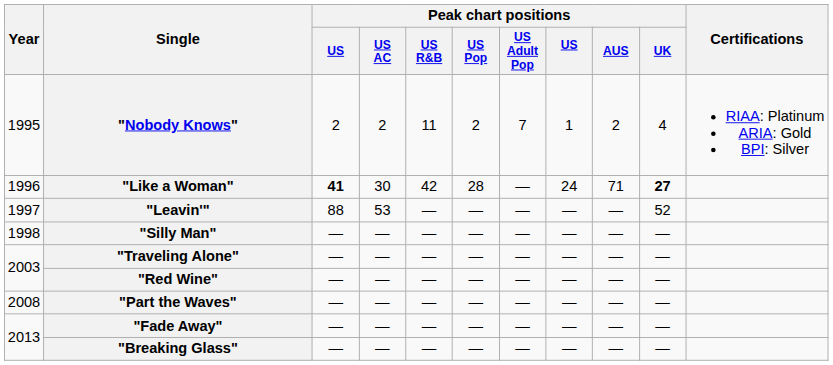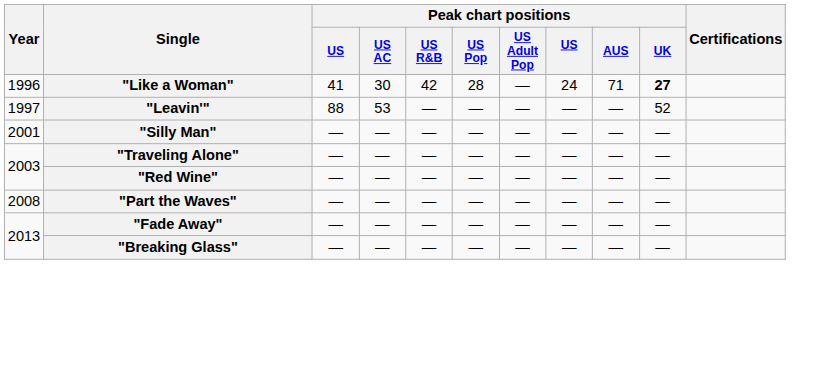- row: (178, 124)
(336, 187) bold -> (336, 85) normal
(24, 233) 1998 -> (24, 132) 2001
